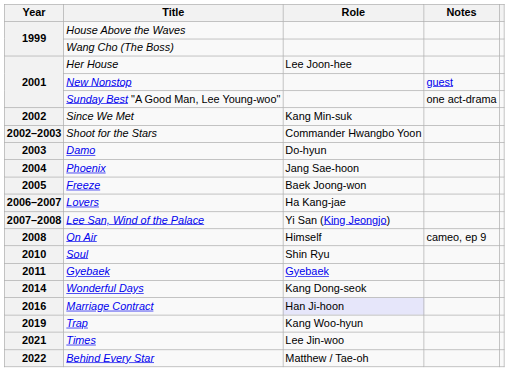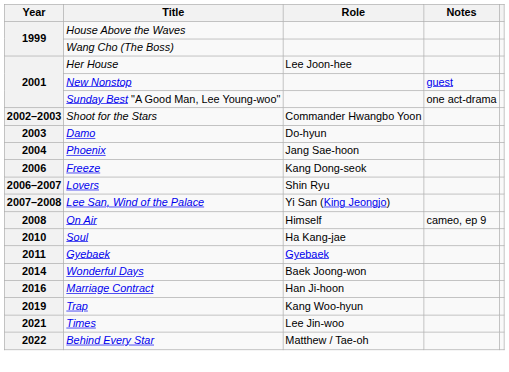- row: (100, 116)
(34, 185) 2005 -> (34, 168) 2006
(326, 185) Baek Joong-won -> (326, 168) Kang Dong-seok
(316, 202) Ha Kang-jae -> (307, 185) Shin Ryu
(307, 254) Shin Ryu -> (316, 237) Ha Kang-jae
(326, 289) Kang Dong-seok -> (326, 271) Baek Joong-won
(315, 306) lavender background -> (315, 289) no background
